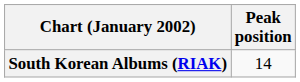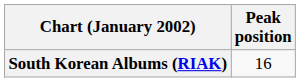(263, 63) 14 -> (263, 63) 16
